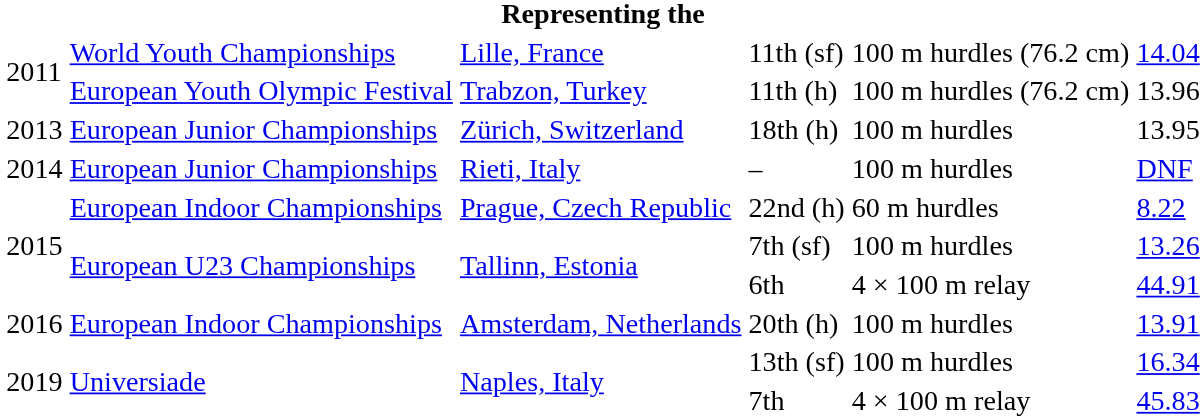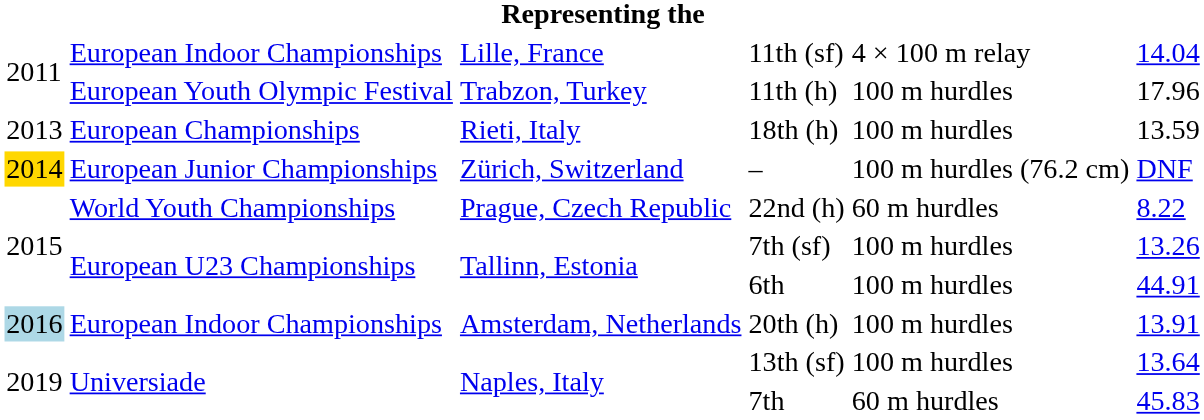(232, 52) World Youth Championships -> (256, 52) European Indoor Championships
(991, 52) 100 m hurdles (76.2 cm) -> (941, 52) 4 × 100 m relay
(991, 91) 100 m hurdles (76.2 cm) -> (932, 91) 100 m hurdles
(1168, 91) 13.96 -> (1168, 91) 17.96
(253, 129) European Junior Championships -> (215, 129) European Championships
(572, 129) Zürich, Switzerland -> (520, 129) Rieti, Italy
(1168, 129) 13.95 -> (1168, 129) 13.59
(34, 168) no background -> (34, 168) gold background
(520, 168) Rieti, Italy -> (572, 168) Zürich, Switzerland
(932, 168) 100 m hurdles -> (991, 168) 100 m hurdles (76.2 cm)
(256, 207) European Indoor Championships -> (232, 207) World Youth Championships
(941, 284) 4 × 100 m relay -> (932, 284) 100 m hurdles
(34, 323) no background -> (34, 323) lightblue background
(1168, 362) 16.34 -> (1168, 362) 13.64
(941, 400) 4 × 100 m relay -> (925, 400) 60 m hurdles
